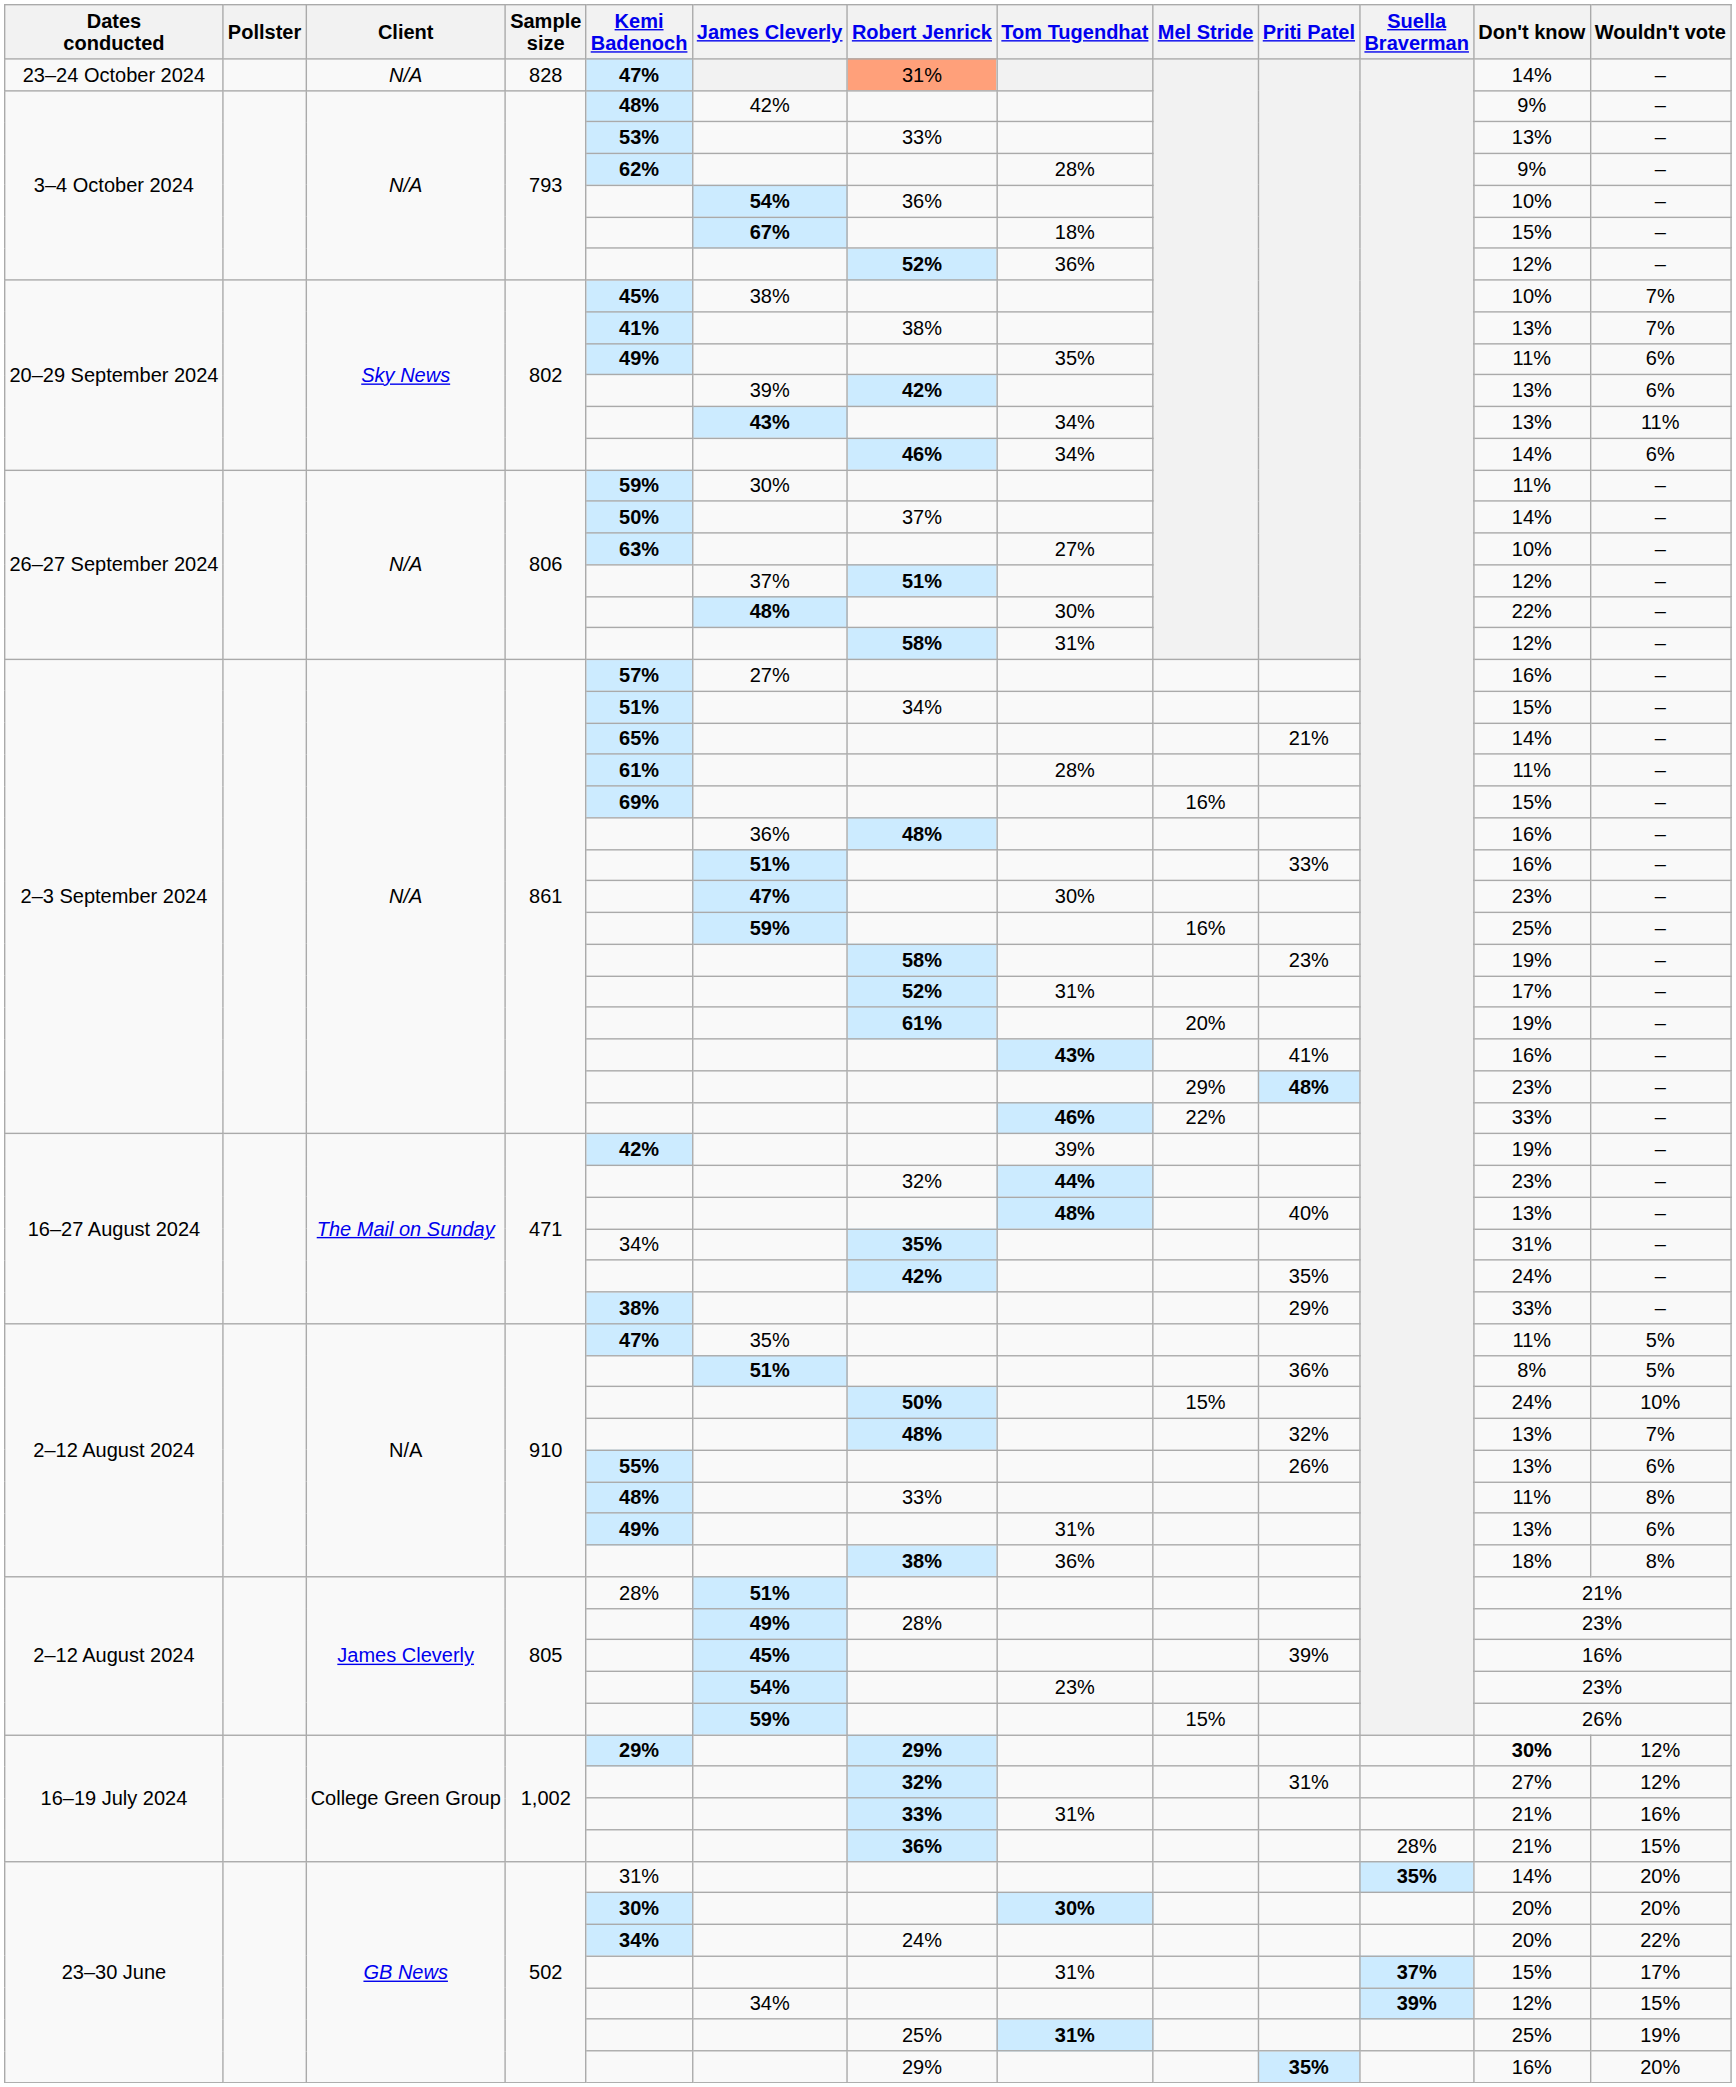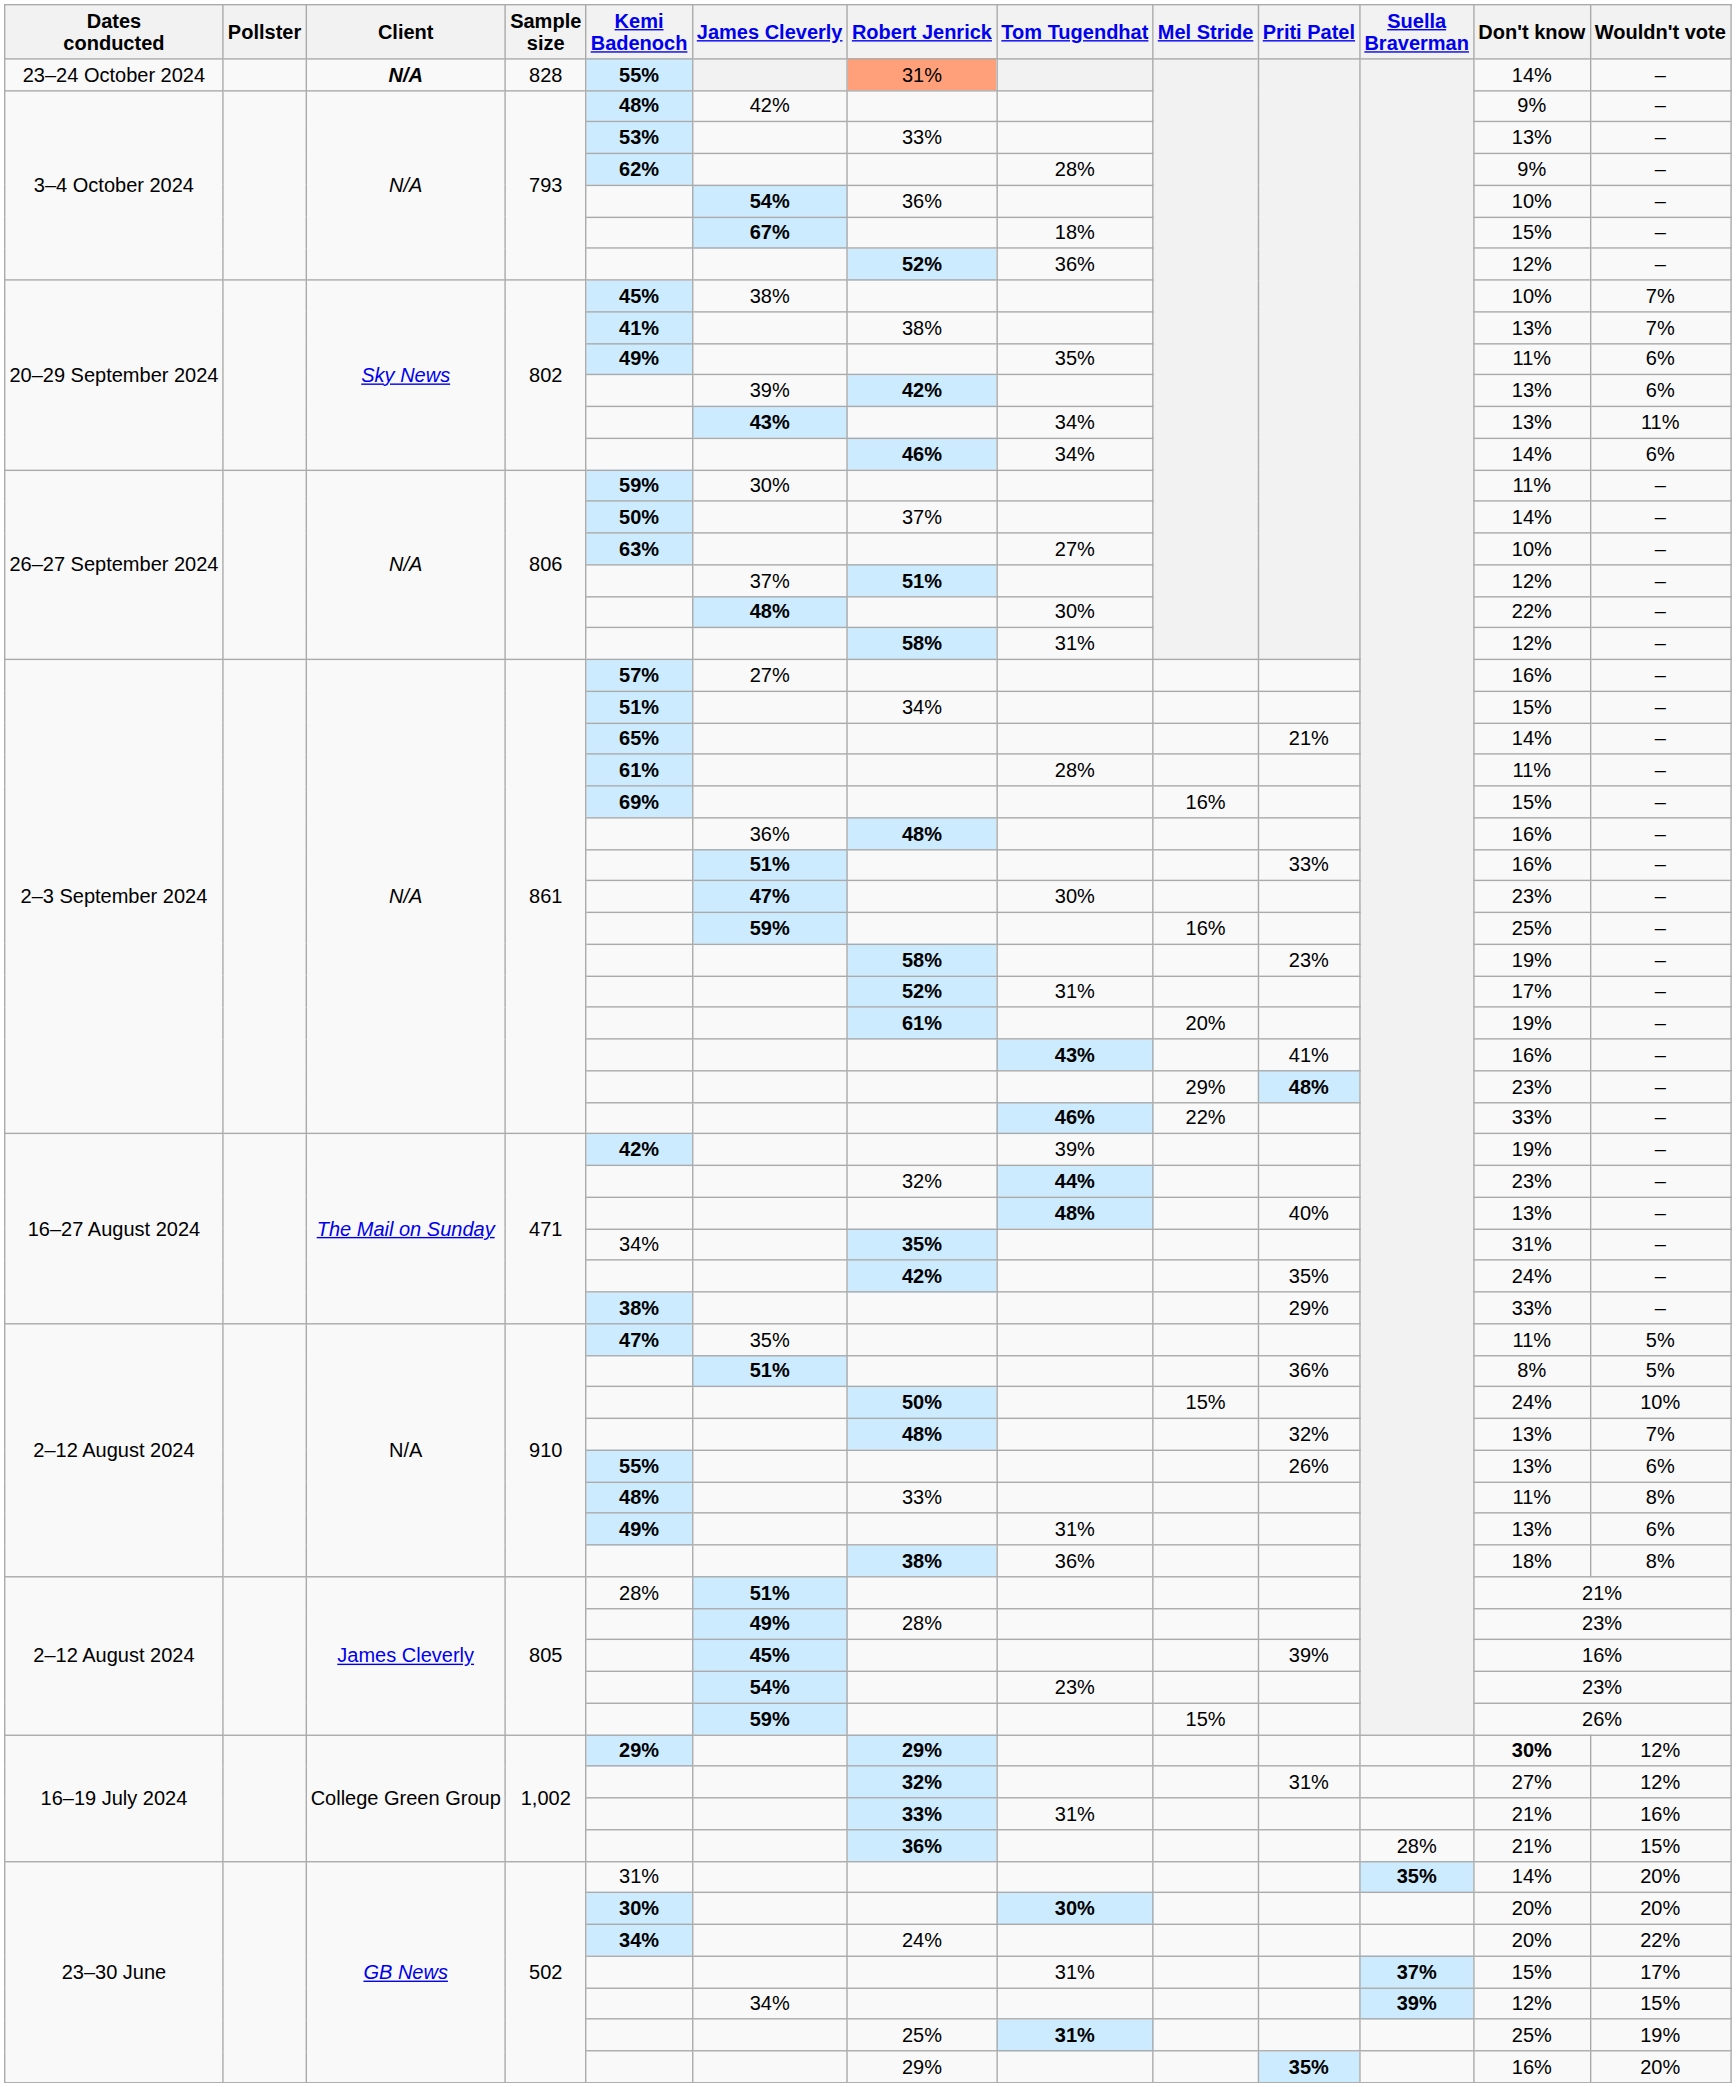(406, 75) normal -> (406, 75) bold
(639, 75) 47% -> (639, 75) 55%
